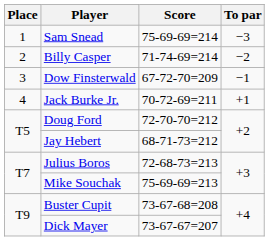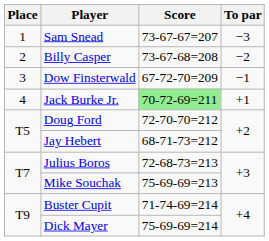(180, 36) 75-69-69=214 -> (180, 36) 73-67-67=207
(180, 57) 71-74-69=214 -> (180, 57) 73-67-68=208
(180, 99) no background -> (180, 99) lightgreen background
(180, 204) 73-67-68=208 -> (180, 204) 71-74-69=214
(180, 225) 73-67-67=207 -> (180, 225) 75-69-69=214
